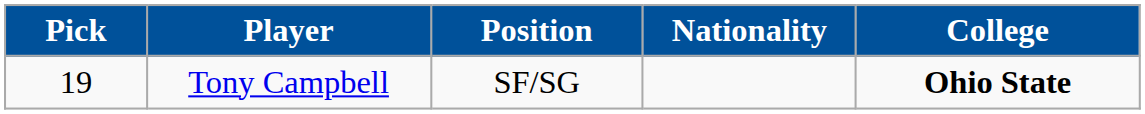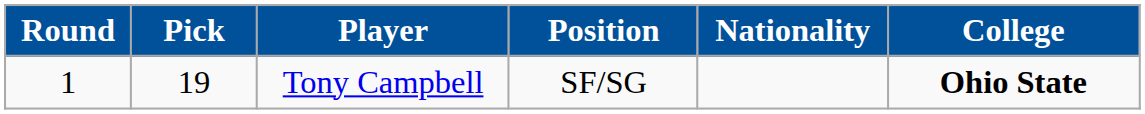+ column: (68, 30)
